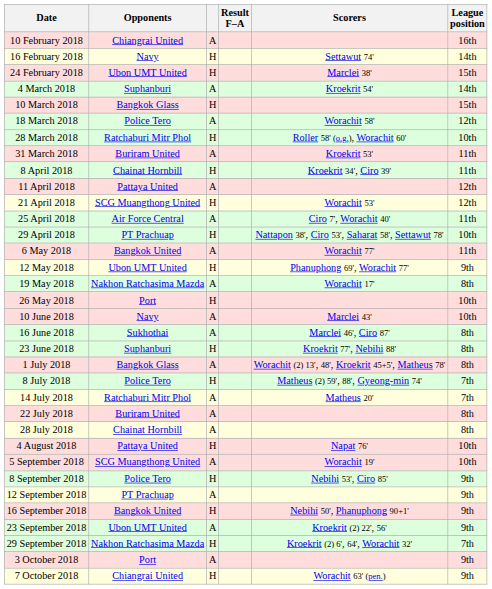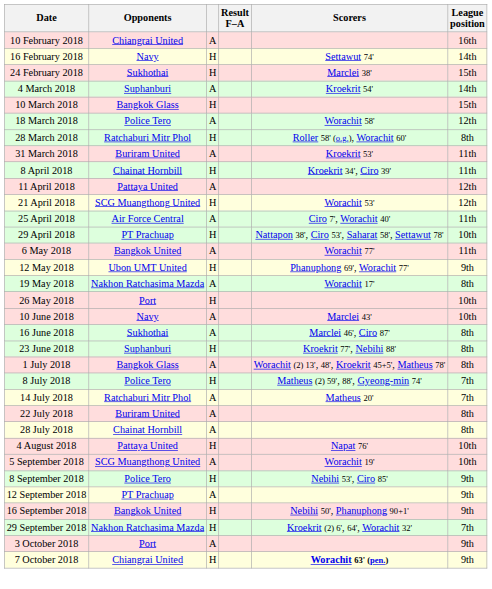(148, 72) Ubon UMT United -> (148, 72) Sukhothai
(467, 137) 10th -> (467, 137) 8th
- row: (46, 527)
(350, 576) normal -> (350, 560) bold
